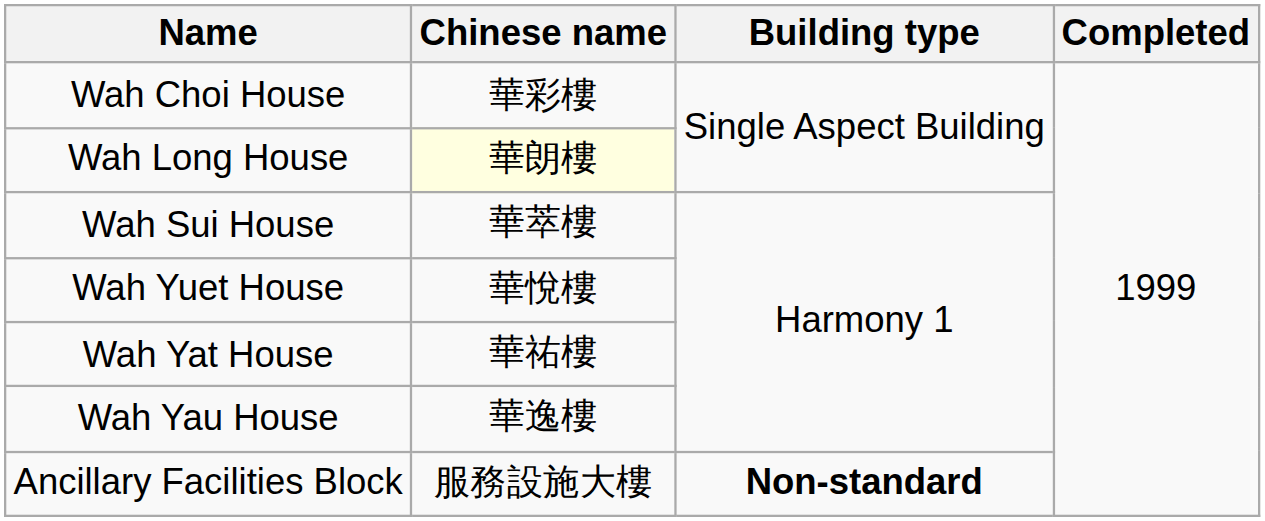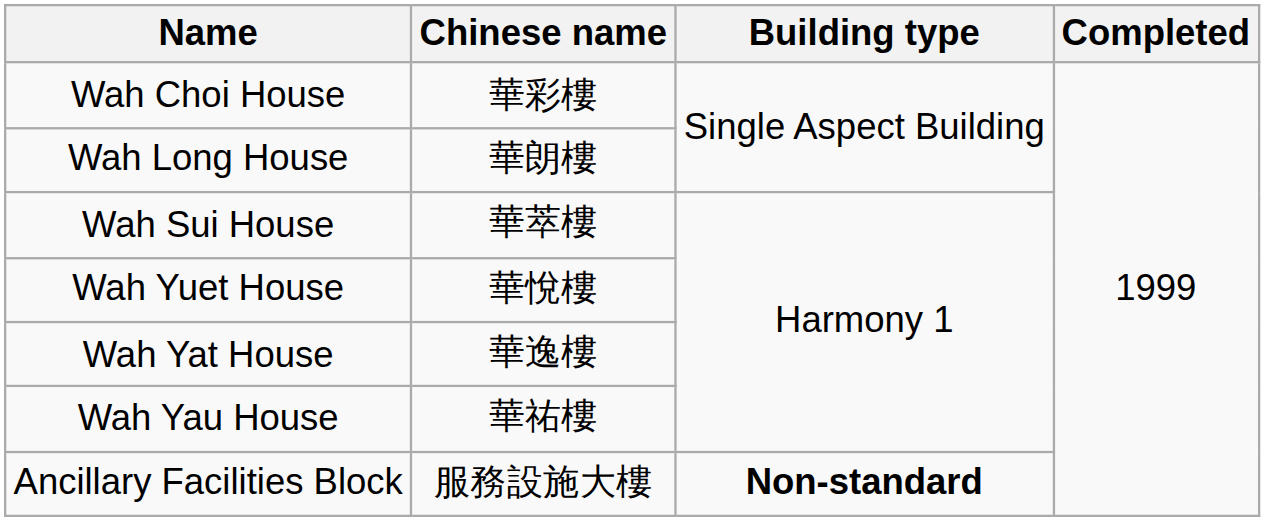(543, 158) lightyellow background -> (543, 158) no background
(543, 352) 華祐樓 -> (543, 352) 華逸樓
(543, 417) 華逸樓 -> (543, 417) 華祐樓
